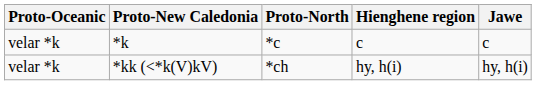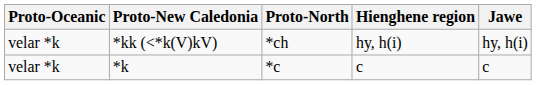rows swapped: (121, 42) <-> (165, 67)
